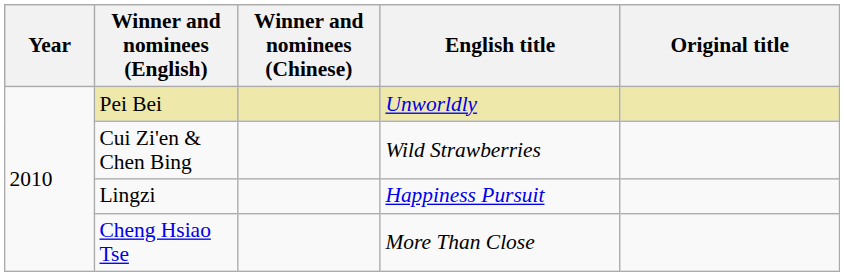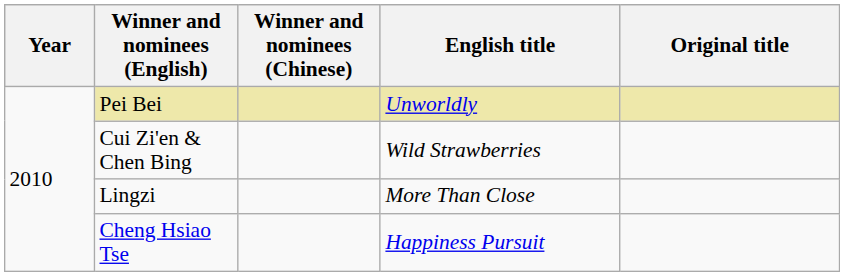(465, 195) Happiness Pursuit -> (460, 195) More Than Close
(460, 241) More Than Close -> (465, 241) Happiness Pursuit
